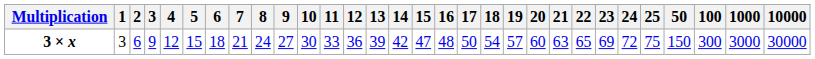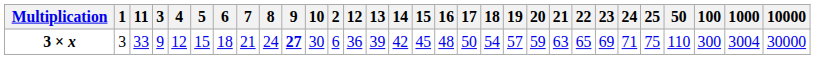columns swapped: (137, 16) <-> (332, 16)
(286, 41) normal -> (294, 41) bold
(423, 41) 47 -> (423, 41) 45
(538, 41) 60 -> (538, 41) 59
(629, 41) 72 -> (629, 41) 71
(679, 41) 150 -> (679, 41) 110
(745, 41) 3000 -> (744, 41) 3004
